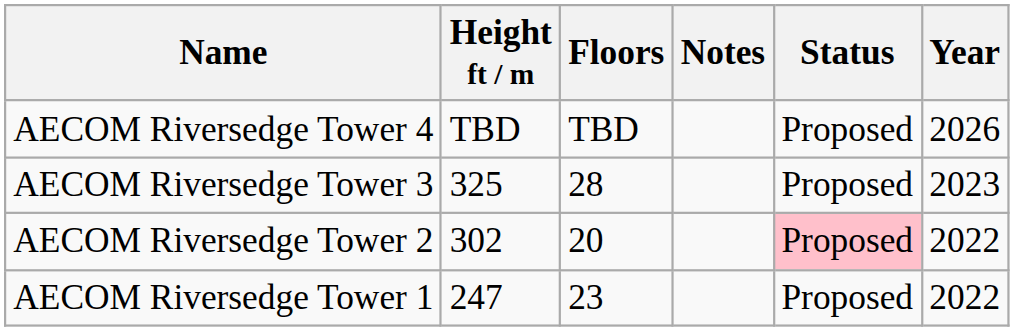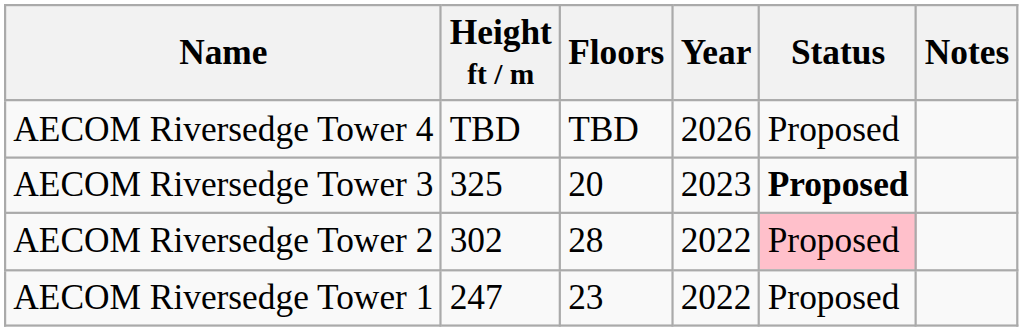columns swapped: (965, 52) <-> (723, 52)
(586, 184) 28 -> (586, 184) 20
(847, 184) normal -> (838, 184) bold
(586, 240) 20 -> (586, 240) 28
